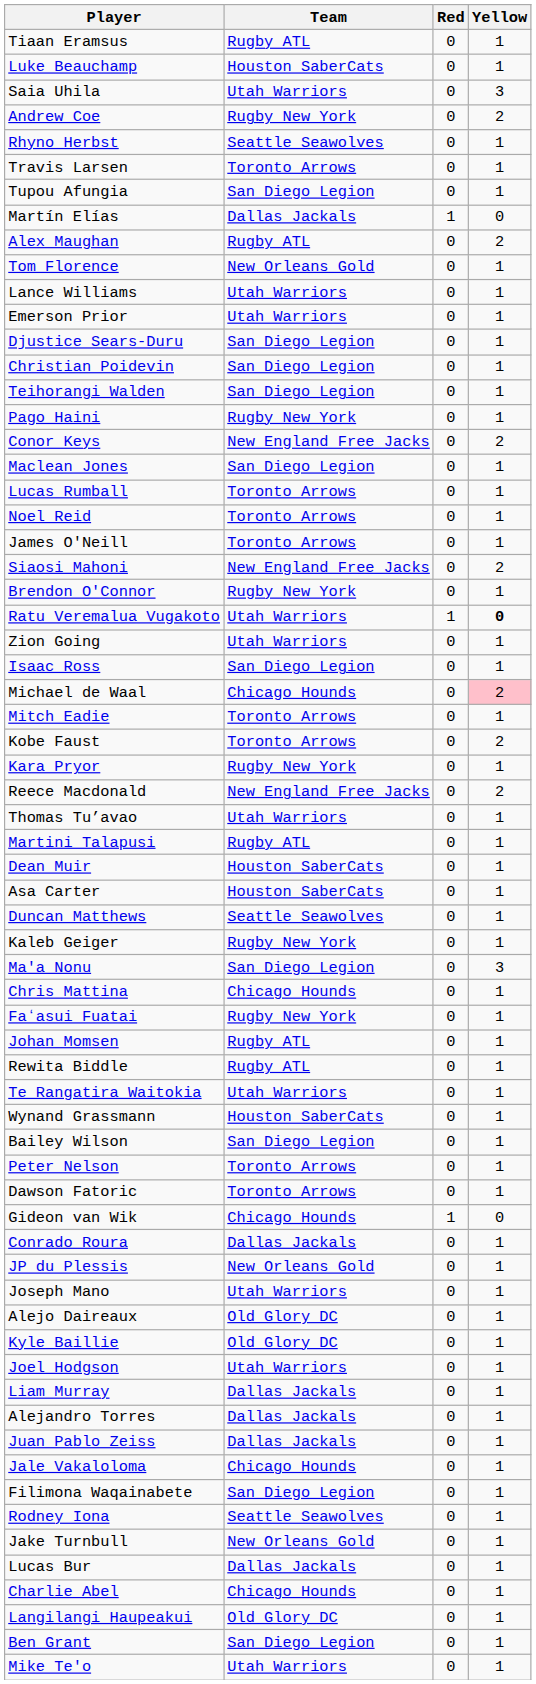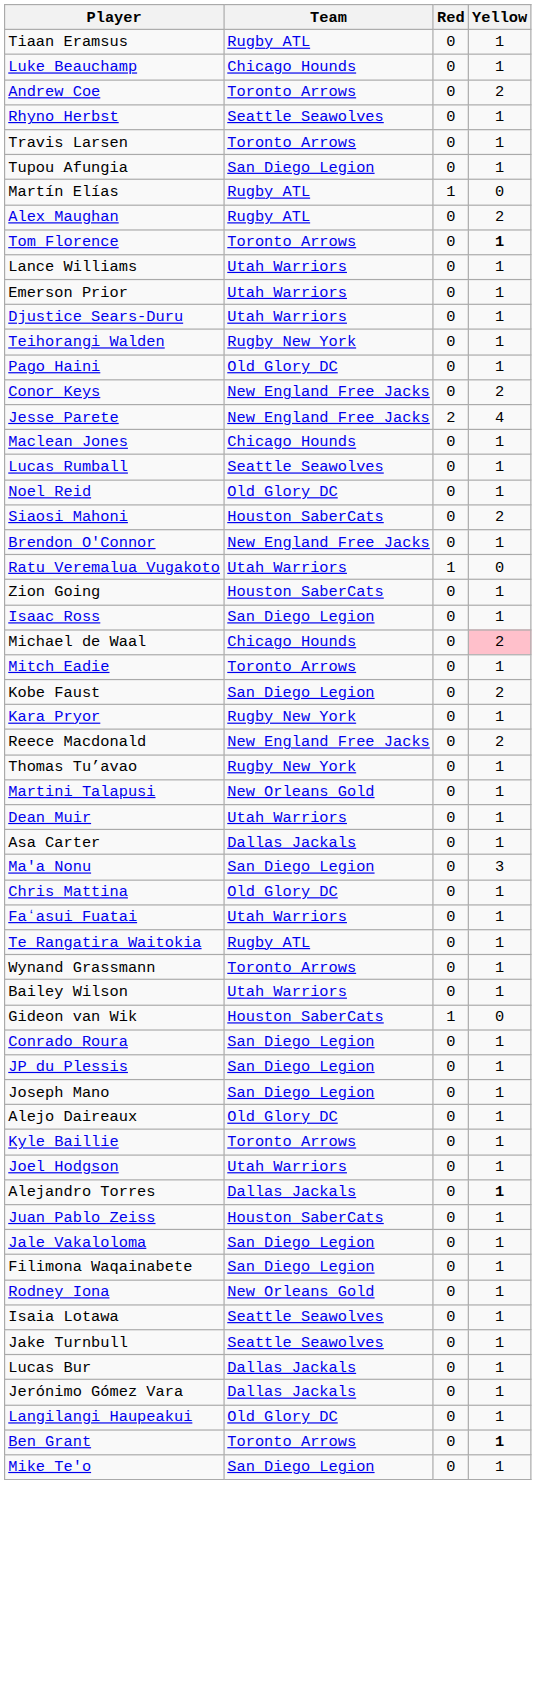(306, 67) Houston SaberCats -> (292, 67) Chicago Hounds
- row: (54, 92)
(292, 117) Rugby New York -> (292, 92) Toronto Arrows
(292, 217) Dallas Jackals -> (269, 192) Rugby ATL
(301, 267) New Orleans Gold -> (292, 242) Toronto Arrows
(500, 267) normal -> (500, 242) bold
(301, 342) San Diego Legion -> (287, 317) Utah Warriors
- row: (91, 367)
(301, 392) San Diego Legion -> (292, 342) Rugby New York
(292, 417) Rugby New York -> (283, 367) Old Glory DC
+ row: (63, 417)
(301, 467) San Diego Legion -> (292, 442) Chicago Hounds
(292, 492) Toronto Arrows -> (306, 467) Seattle Seawolves
(292, 517) Toronto Arrows -> (283, 492) Old Glory DC
- row: (68, 542)
(329, 567) New England Free Jacks -> (306, 517) Houston SaberCats
(292, 592) Rugby New York -> (329, 542) New England Free Jacks
(500, 617) bold -> (500, 567) normal
(287, 642) Utah Warriors -> (306, 592) Houston SaberCats
(292, 742) Toronto Arrows -> (301, 692) San Diego Legion
(287, 817) Utah Warriors -> (292, 767) Rugby New York
(269, 842) Rugby ATL -> (301, 792) New Orleans Gold
(306, 867) Houston SaberCats -> (287, 817) Utah Warriors
(306, 892) Houston SaberCats -> (292, 842) Dallas Jackals
- row: (77, 917)
- row: (63, 942)
(292, 992) Chicago Hounds -> (283, 892) Old Glory DC
(292, 1017) Rugby New York -> (287, 917) Utah Warriors
- row: (63, 1042)
- row: (68, 1067)
(287, 1092) Utah Warriors -> (269, 942) Rugby ATL
(306, 1117) Houston SaberCats -> (292, 967) Toronto Arrows
(301, 1142) San Diego Legion -> (287, 992) Utah Warriors
- row: (63, 1167)
- row: (73, 1192)
(292, 1217) Chicago Hounds -> (306, 1017) Houston SaberCats
(292, 1242) Dallas Jackals -> (301, 1042) San Diego Legion
(301, 1267) New Orleans Gold -> (301, 1067) San Diego Legion
(287, 1292) Utah Warriors -> (301, 1092) San Diego Legion
(283, 1342) Old Glory DC -> (292, 1142) Toronto Arrows
- row: (59, 1392)
(500, 1417) normal -> (500, 1192) bold
(292, 1442) Dallas Jackals -> (306, 1217) Houston SaberCats
(292, 1467) Chicago Hounds -> (301, 1242) San Diego Legion
(306, 1517) Seattle Seawolves -> (301, 1292) New Orleans Gold
+ row: (63, 1317)
(301, 1542) New Orleans Gold -> (306, 1342) Seattle Seawolves
+ row: (96, 1392)
- row: (63, 1592)
(301, 1642) San Diego Legion -> (292, 1442) Toronto Arrows
(500, 1642) normal -> (500, 1442) bold
(287, 1667) Utah Warriors -> (301, 1467) San Diego Legion
